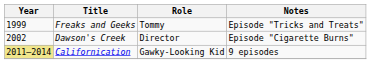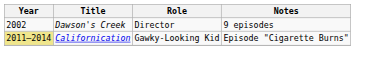- row: (95, 25)
(291, 38) Episode "Cigarette Burns" -> (249, 25) 9 episodes
(254, 52) 9 episodes -> (286, 38) Episode "Cigarette Burns"
